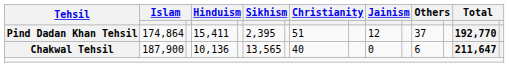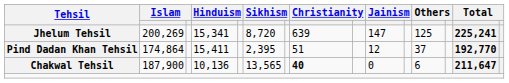+ row: (72, 33)
(298, 49) normal -> (298, 65) bold
